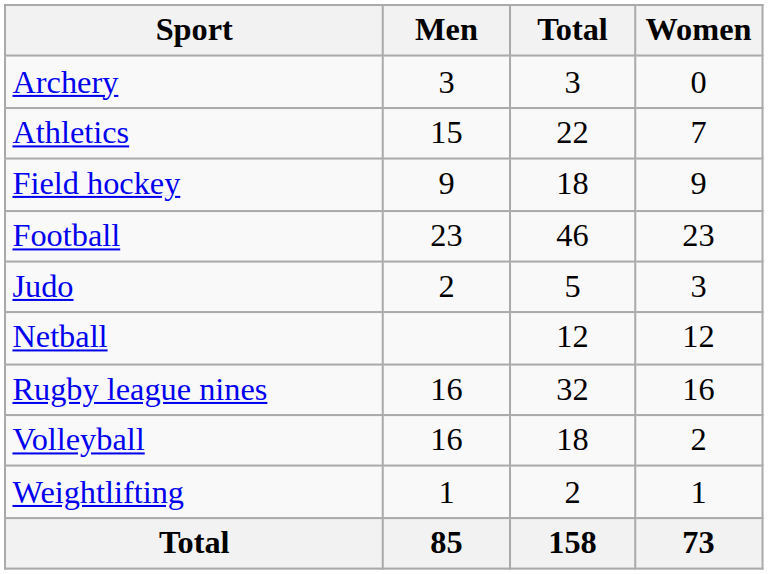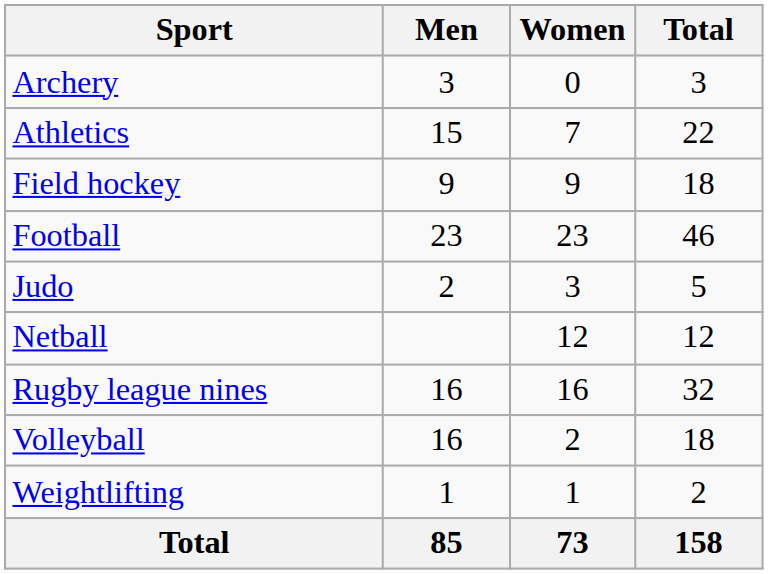columns swapped: (698, 30) <-> (572, 30)
